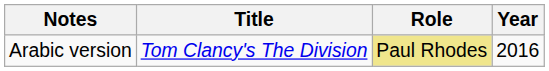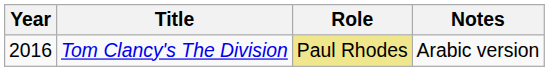columns swapped: (518, 19) <-> (70, 19)
